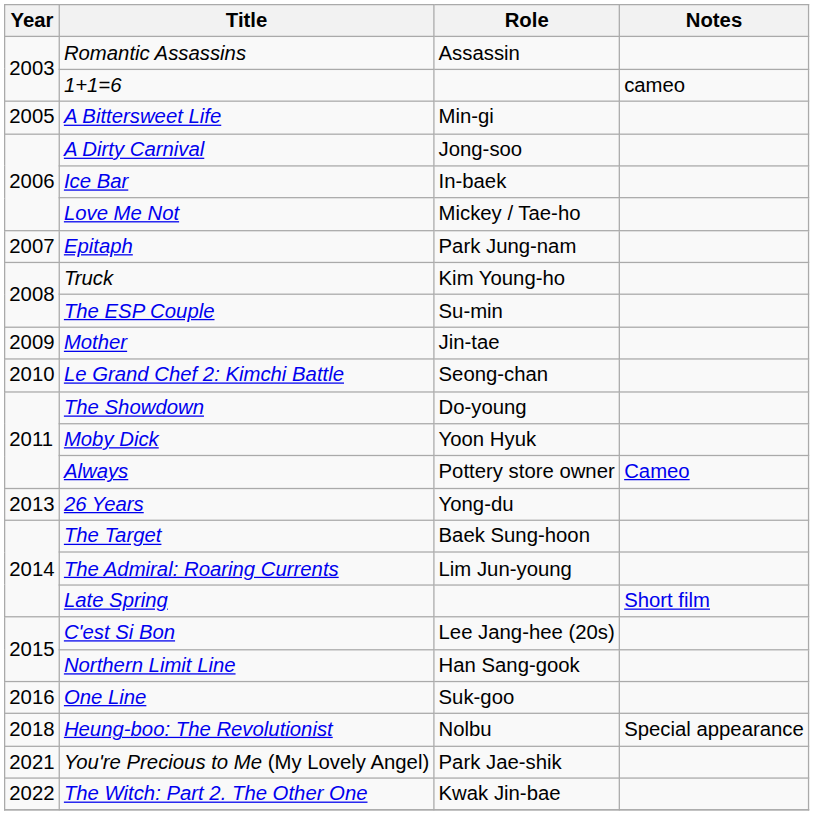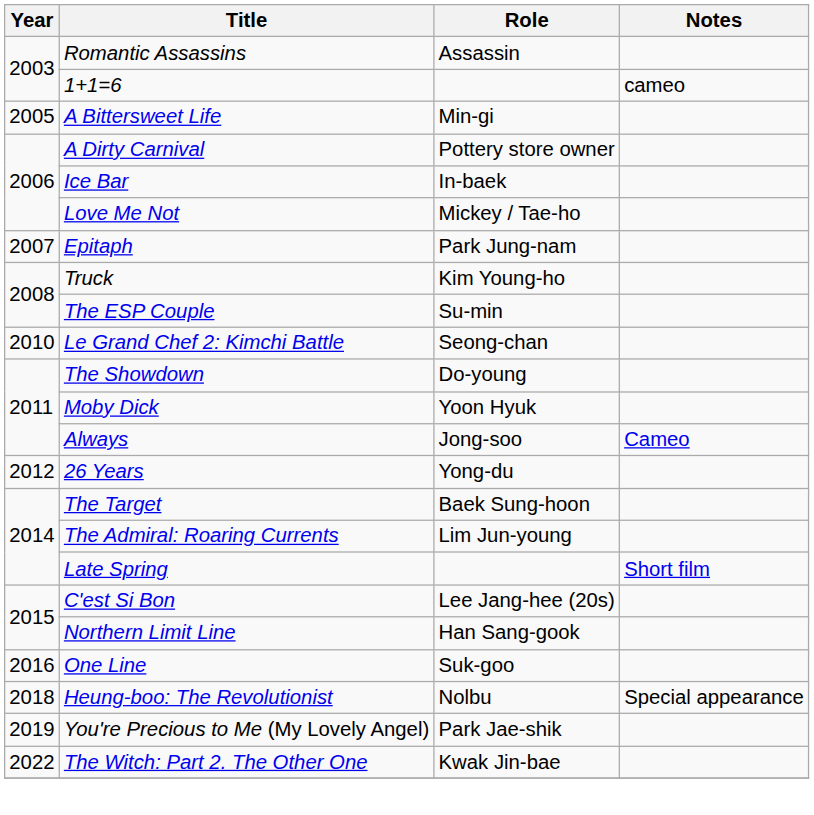(480, 149) Jong-soo -> (527, 149) Pottery store owner
- row: (96, 342)
(527, 471) Pottery store owner -> (480, 439) Jong-soo
(32, 504) 2013 -> (32, 471) 2012
(32, 761) 2021 -> (32, 729) 2019
